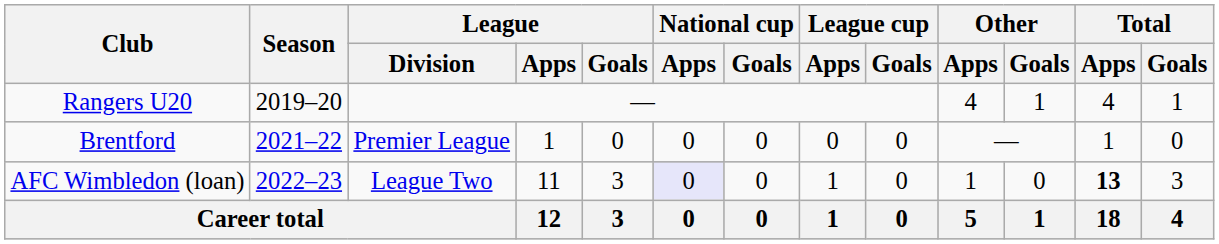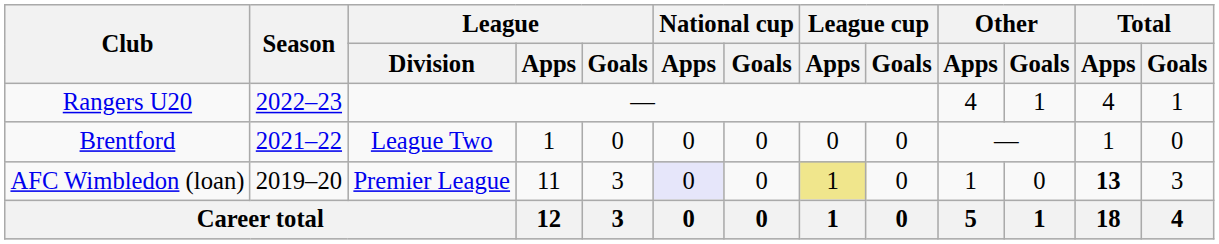(299, 102) 2019–20 -> (299, 102) 2022–23
(432, 141) Premier League -> (432, 141) League Two
(299, 180) 2022–23 -> (299, 180) 2019–20
(432, 180) League Two -> (432, 180) Premier League
(833, 180) no background -> (833, 180) khaki background
